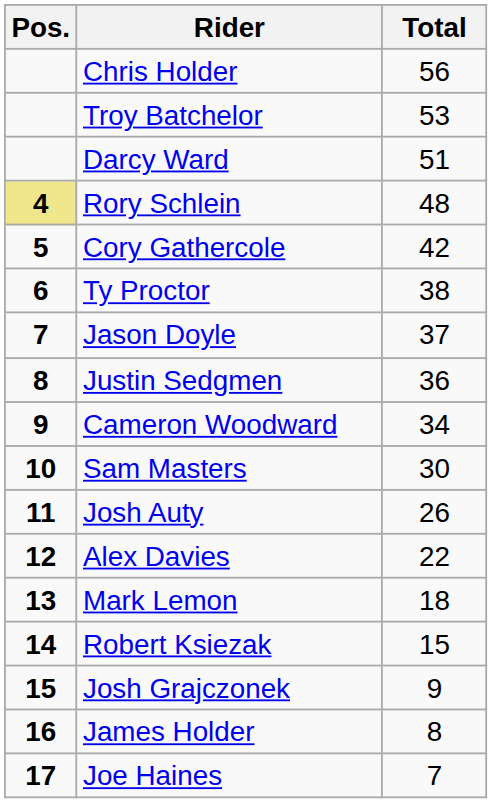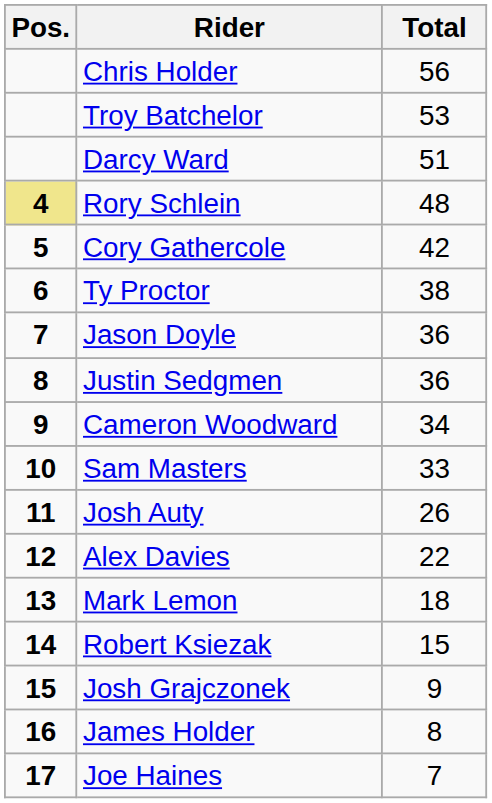(434, 335) 37 -> (434, 335) 36
(434, 467) 30 -> (434, 467) 33
